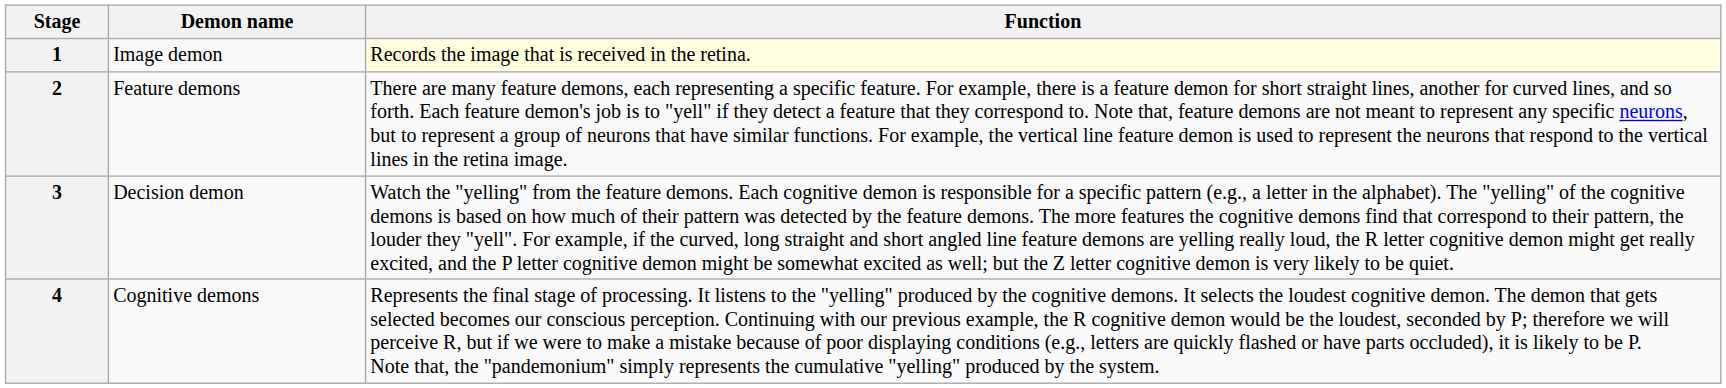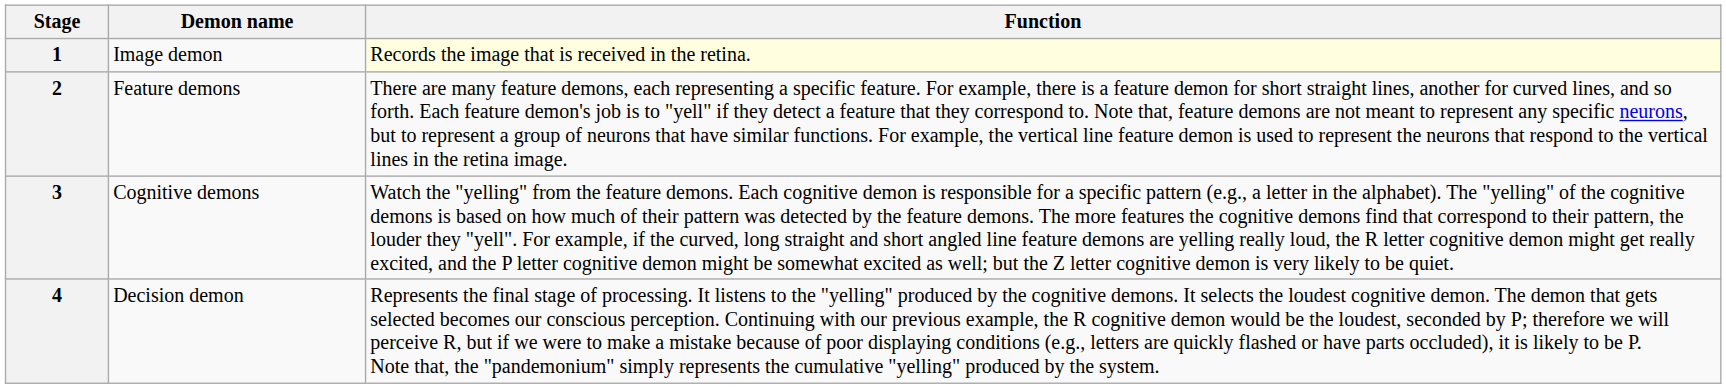(178, 191) Decision demon -> (186, 191) Cognitive demons
(186, 295) Cognitive demons -> (178, 295) Decision demon
